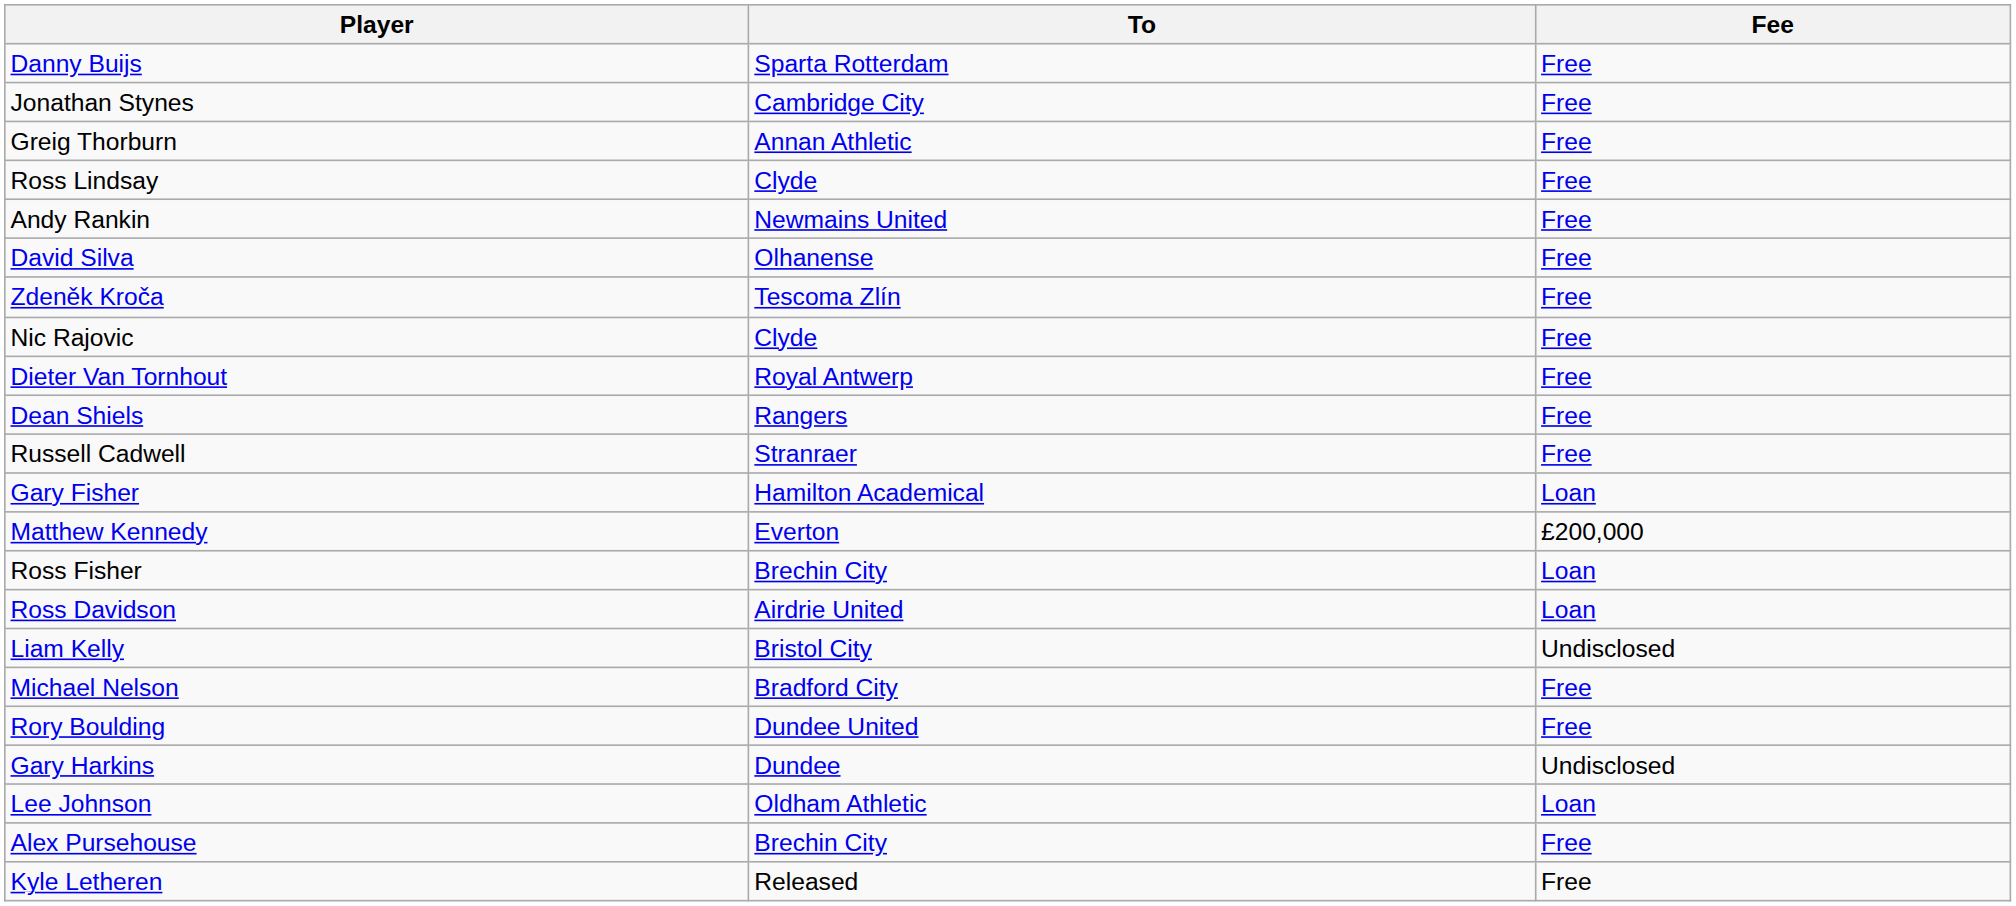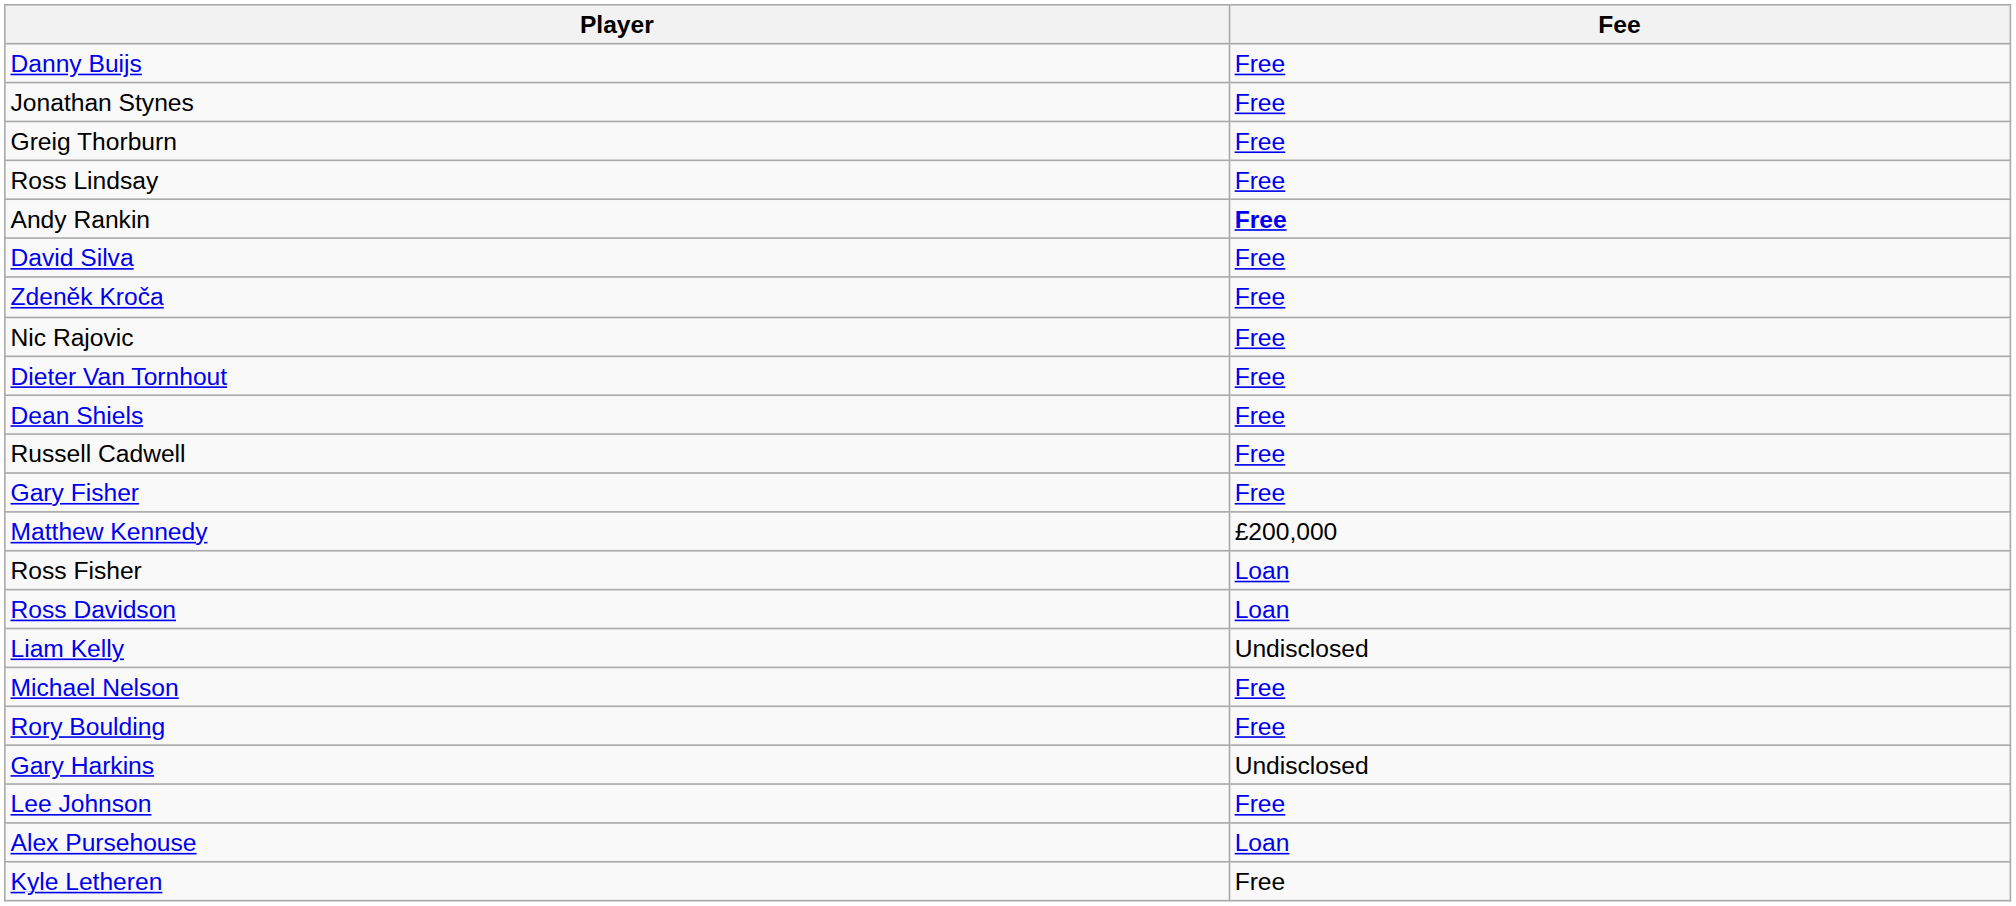- column: (1142, 24)
(1566, 219) normal -> (1261, 219) bold
(1568, 492) Loan -> (1260, 492) Free
(1568, 804) Loan -> (1260, 804) Free
(1566, 843) Free -> (1262, 843) Loan
